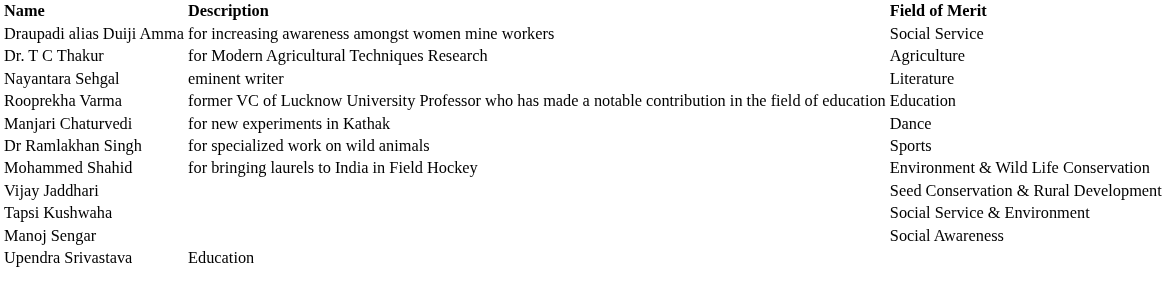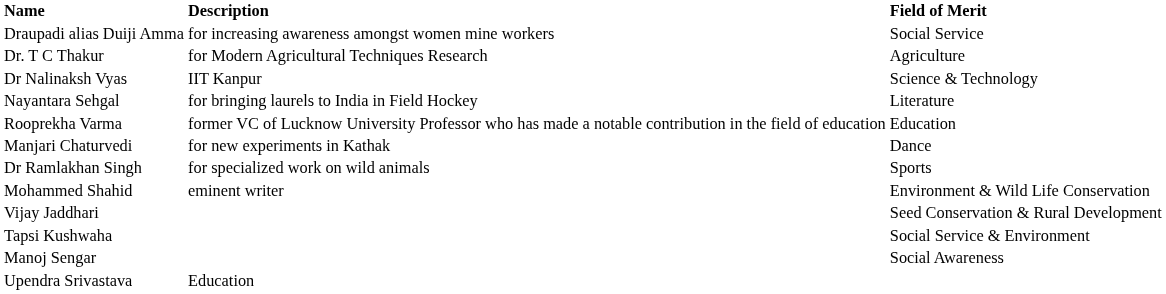+ row: (66, 78)
(236, 78) eminent writer -> (333, 100) for bringing laurels to India in Field Hockey
(333, 168) for bringing laurels to India in Field Hockey -> (236, 190) eminent writer
